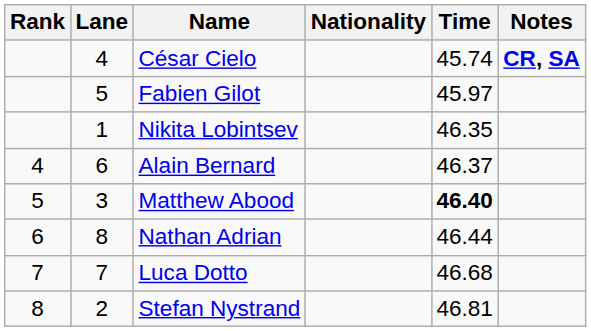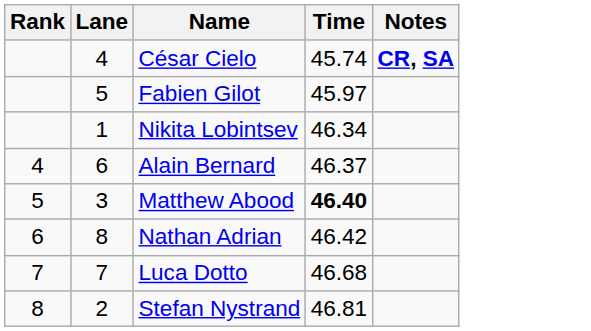- column: (368, 22)
(465, 129) 46.35 -> (339, 129) 46.34
(465, 237) 46.44 -> (339, 237) 46.42
